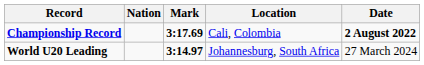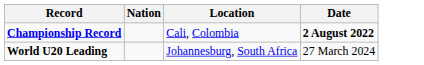- column: (185, 13)
